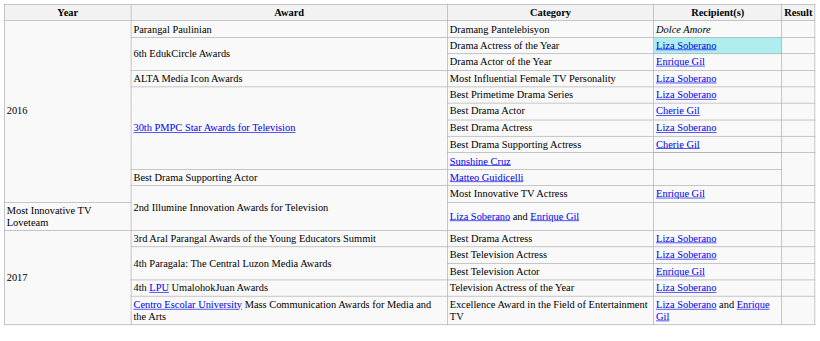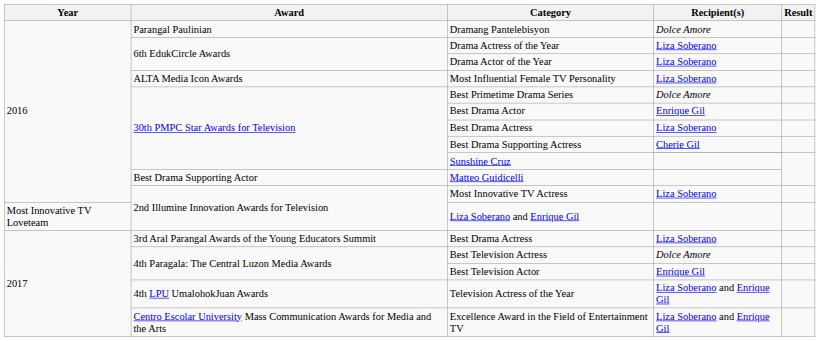(686, 45) paleturquoise background -> (686, 45) no background
(681, 62) Enrique Gil -> (686, 62) Liza Soberano
(686, 95) Liza Soberano -> (683, 95) Dolce Amore
(678, 111) Cherie Gil -> (681, 111) Enrique Gil
(681, 194) Enrique Gil -> (686, 194) Liza Soberano
(686, 255) Liza Soberano -> (683, 255) Dolce Amore
(686, 288) Liza Soberano -> (713, 294) Liza Soberano and Enrique Gil
